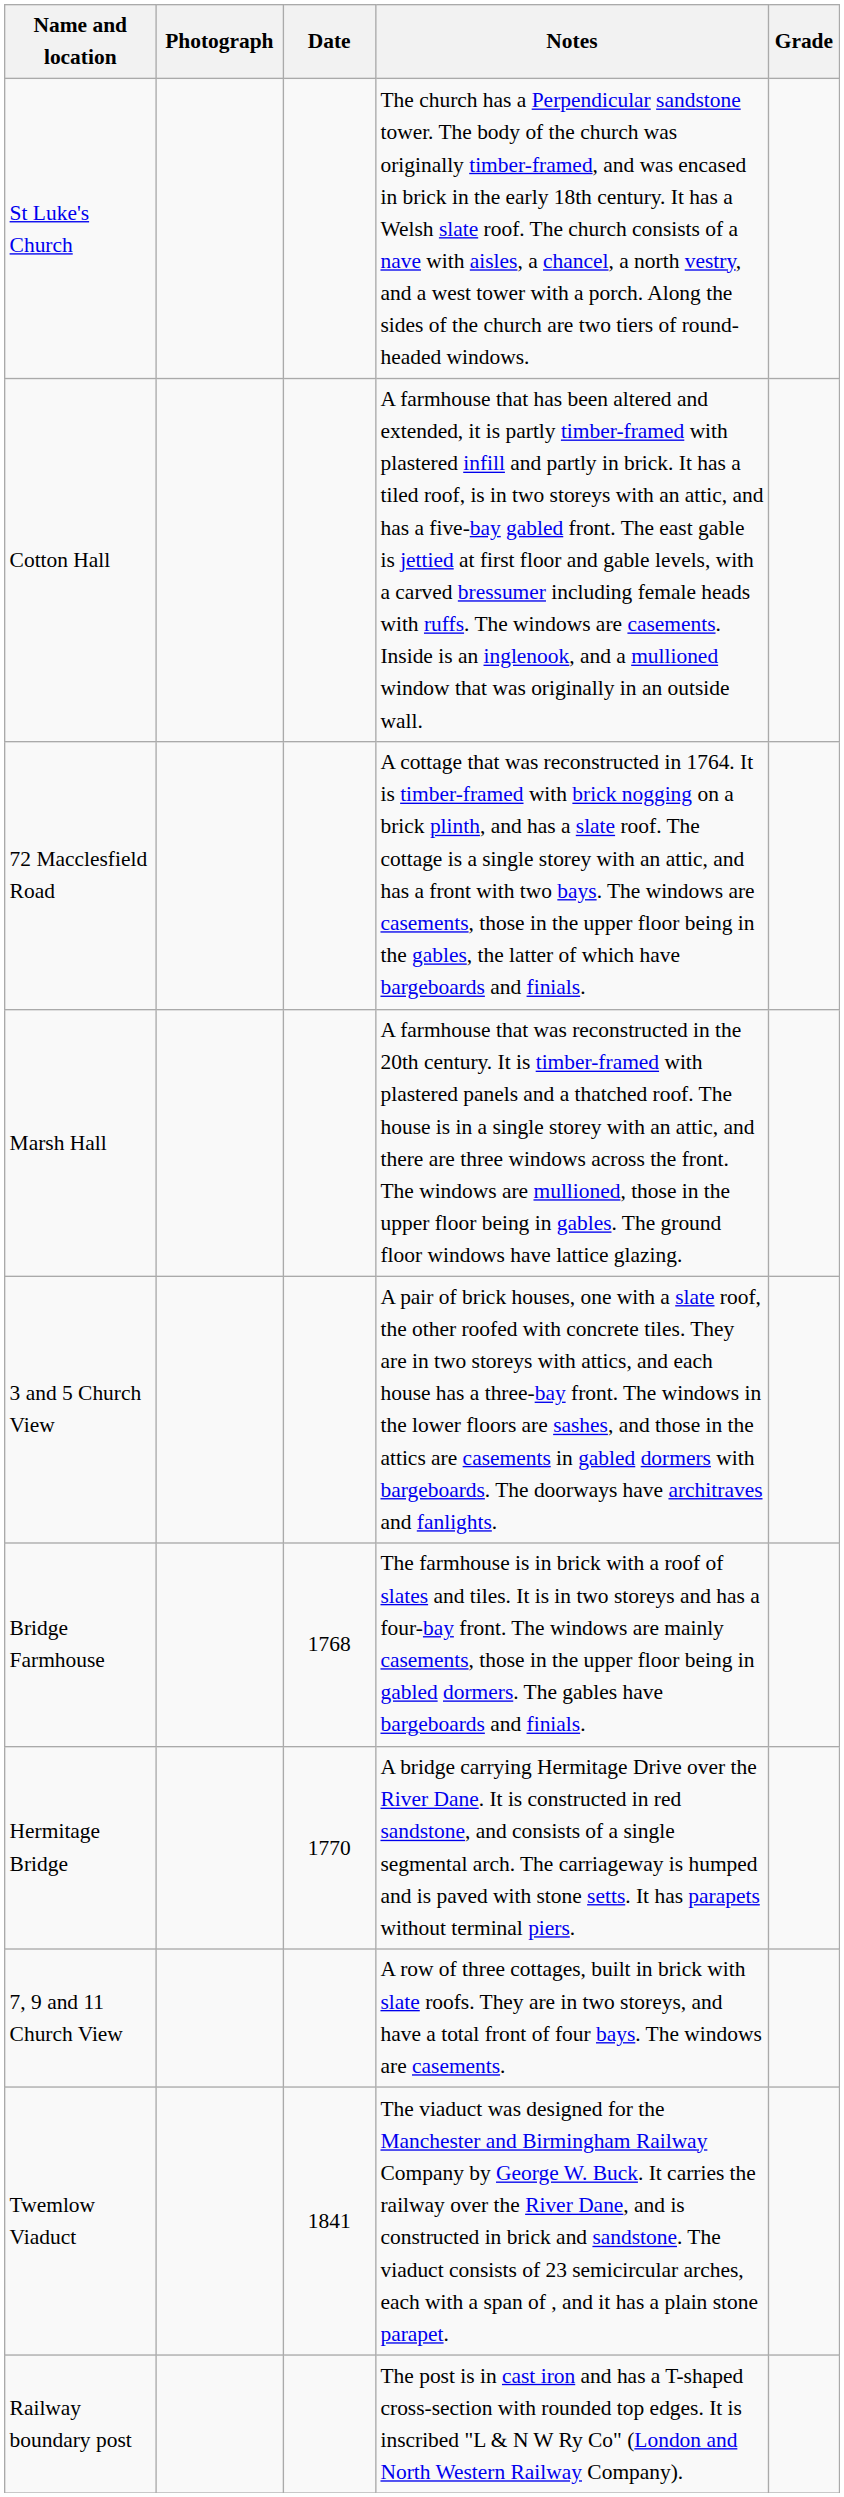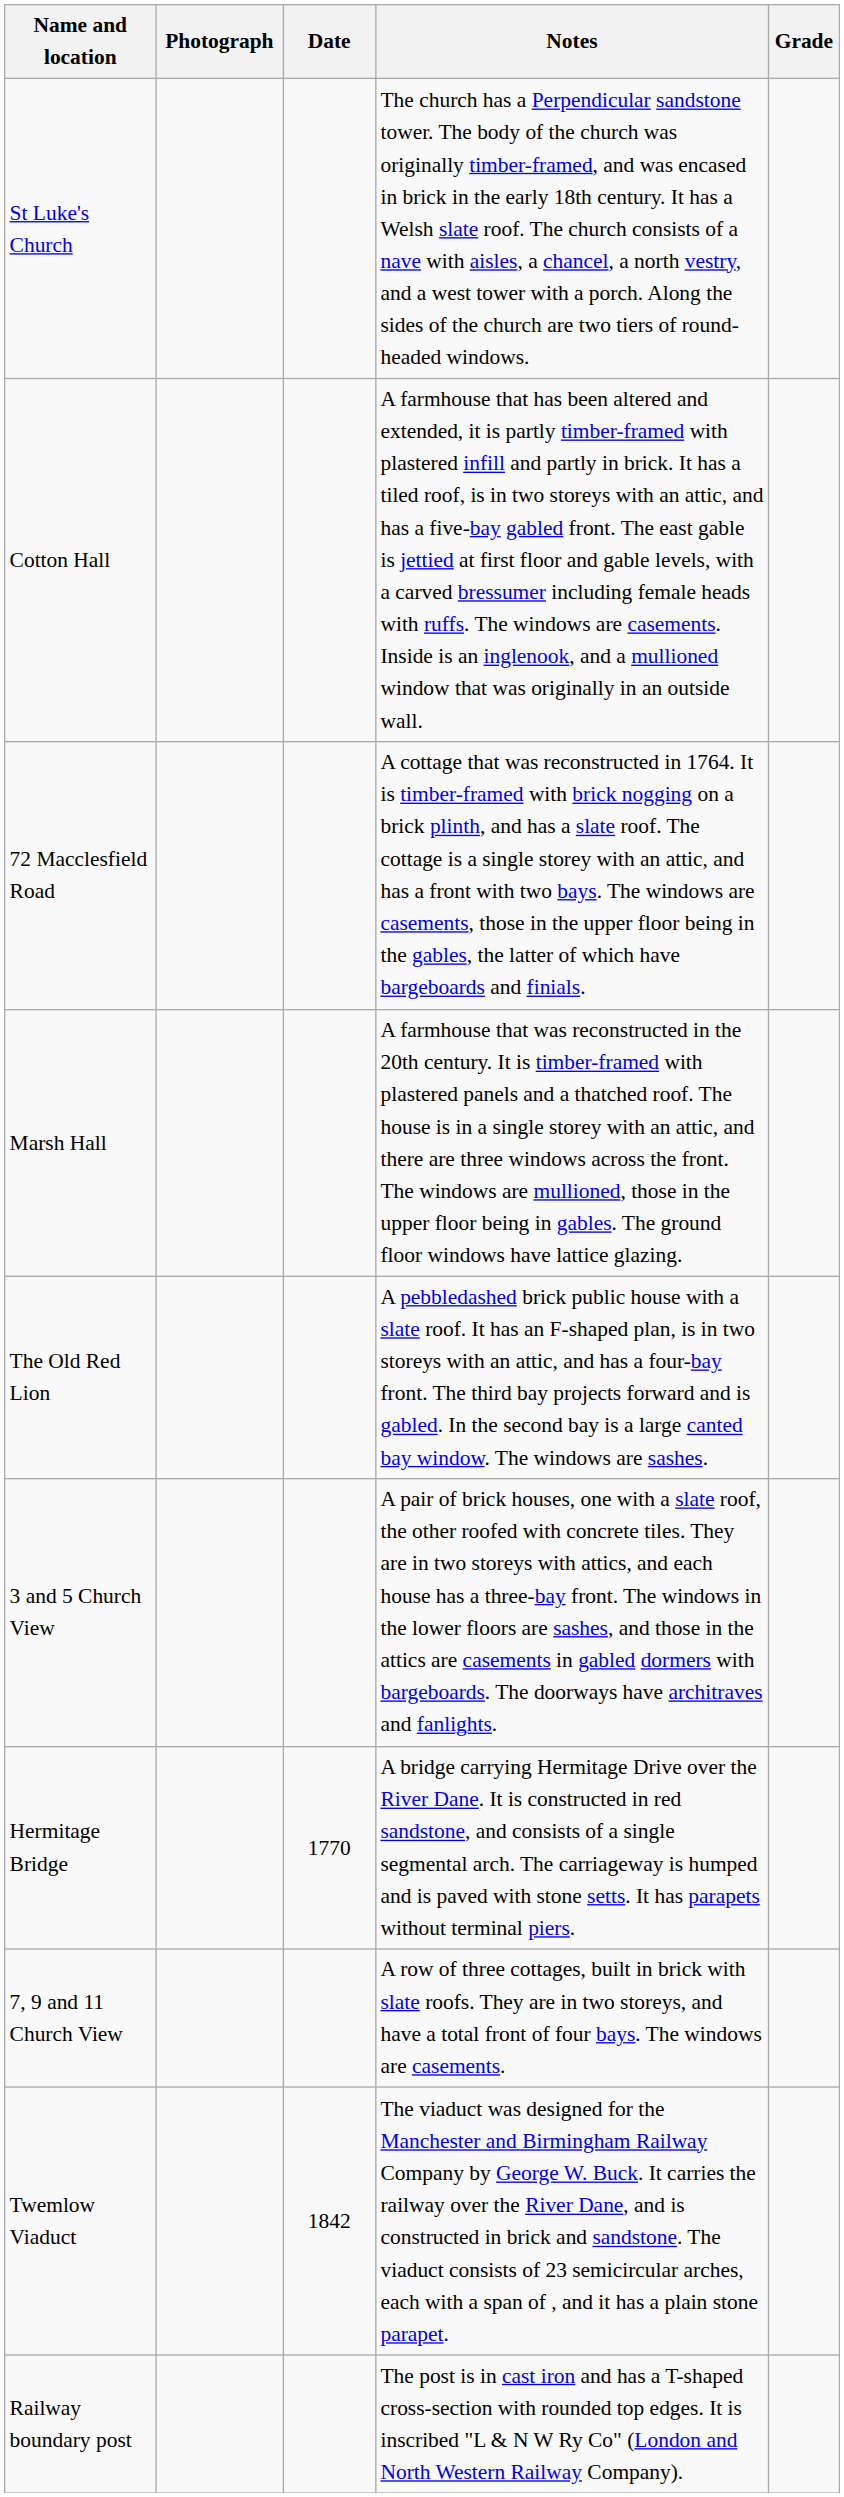+ row: (65, 1377)
- row: (57, 1644)
(329, 2220) 1841 -> (329, 2220) 1842
